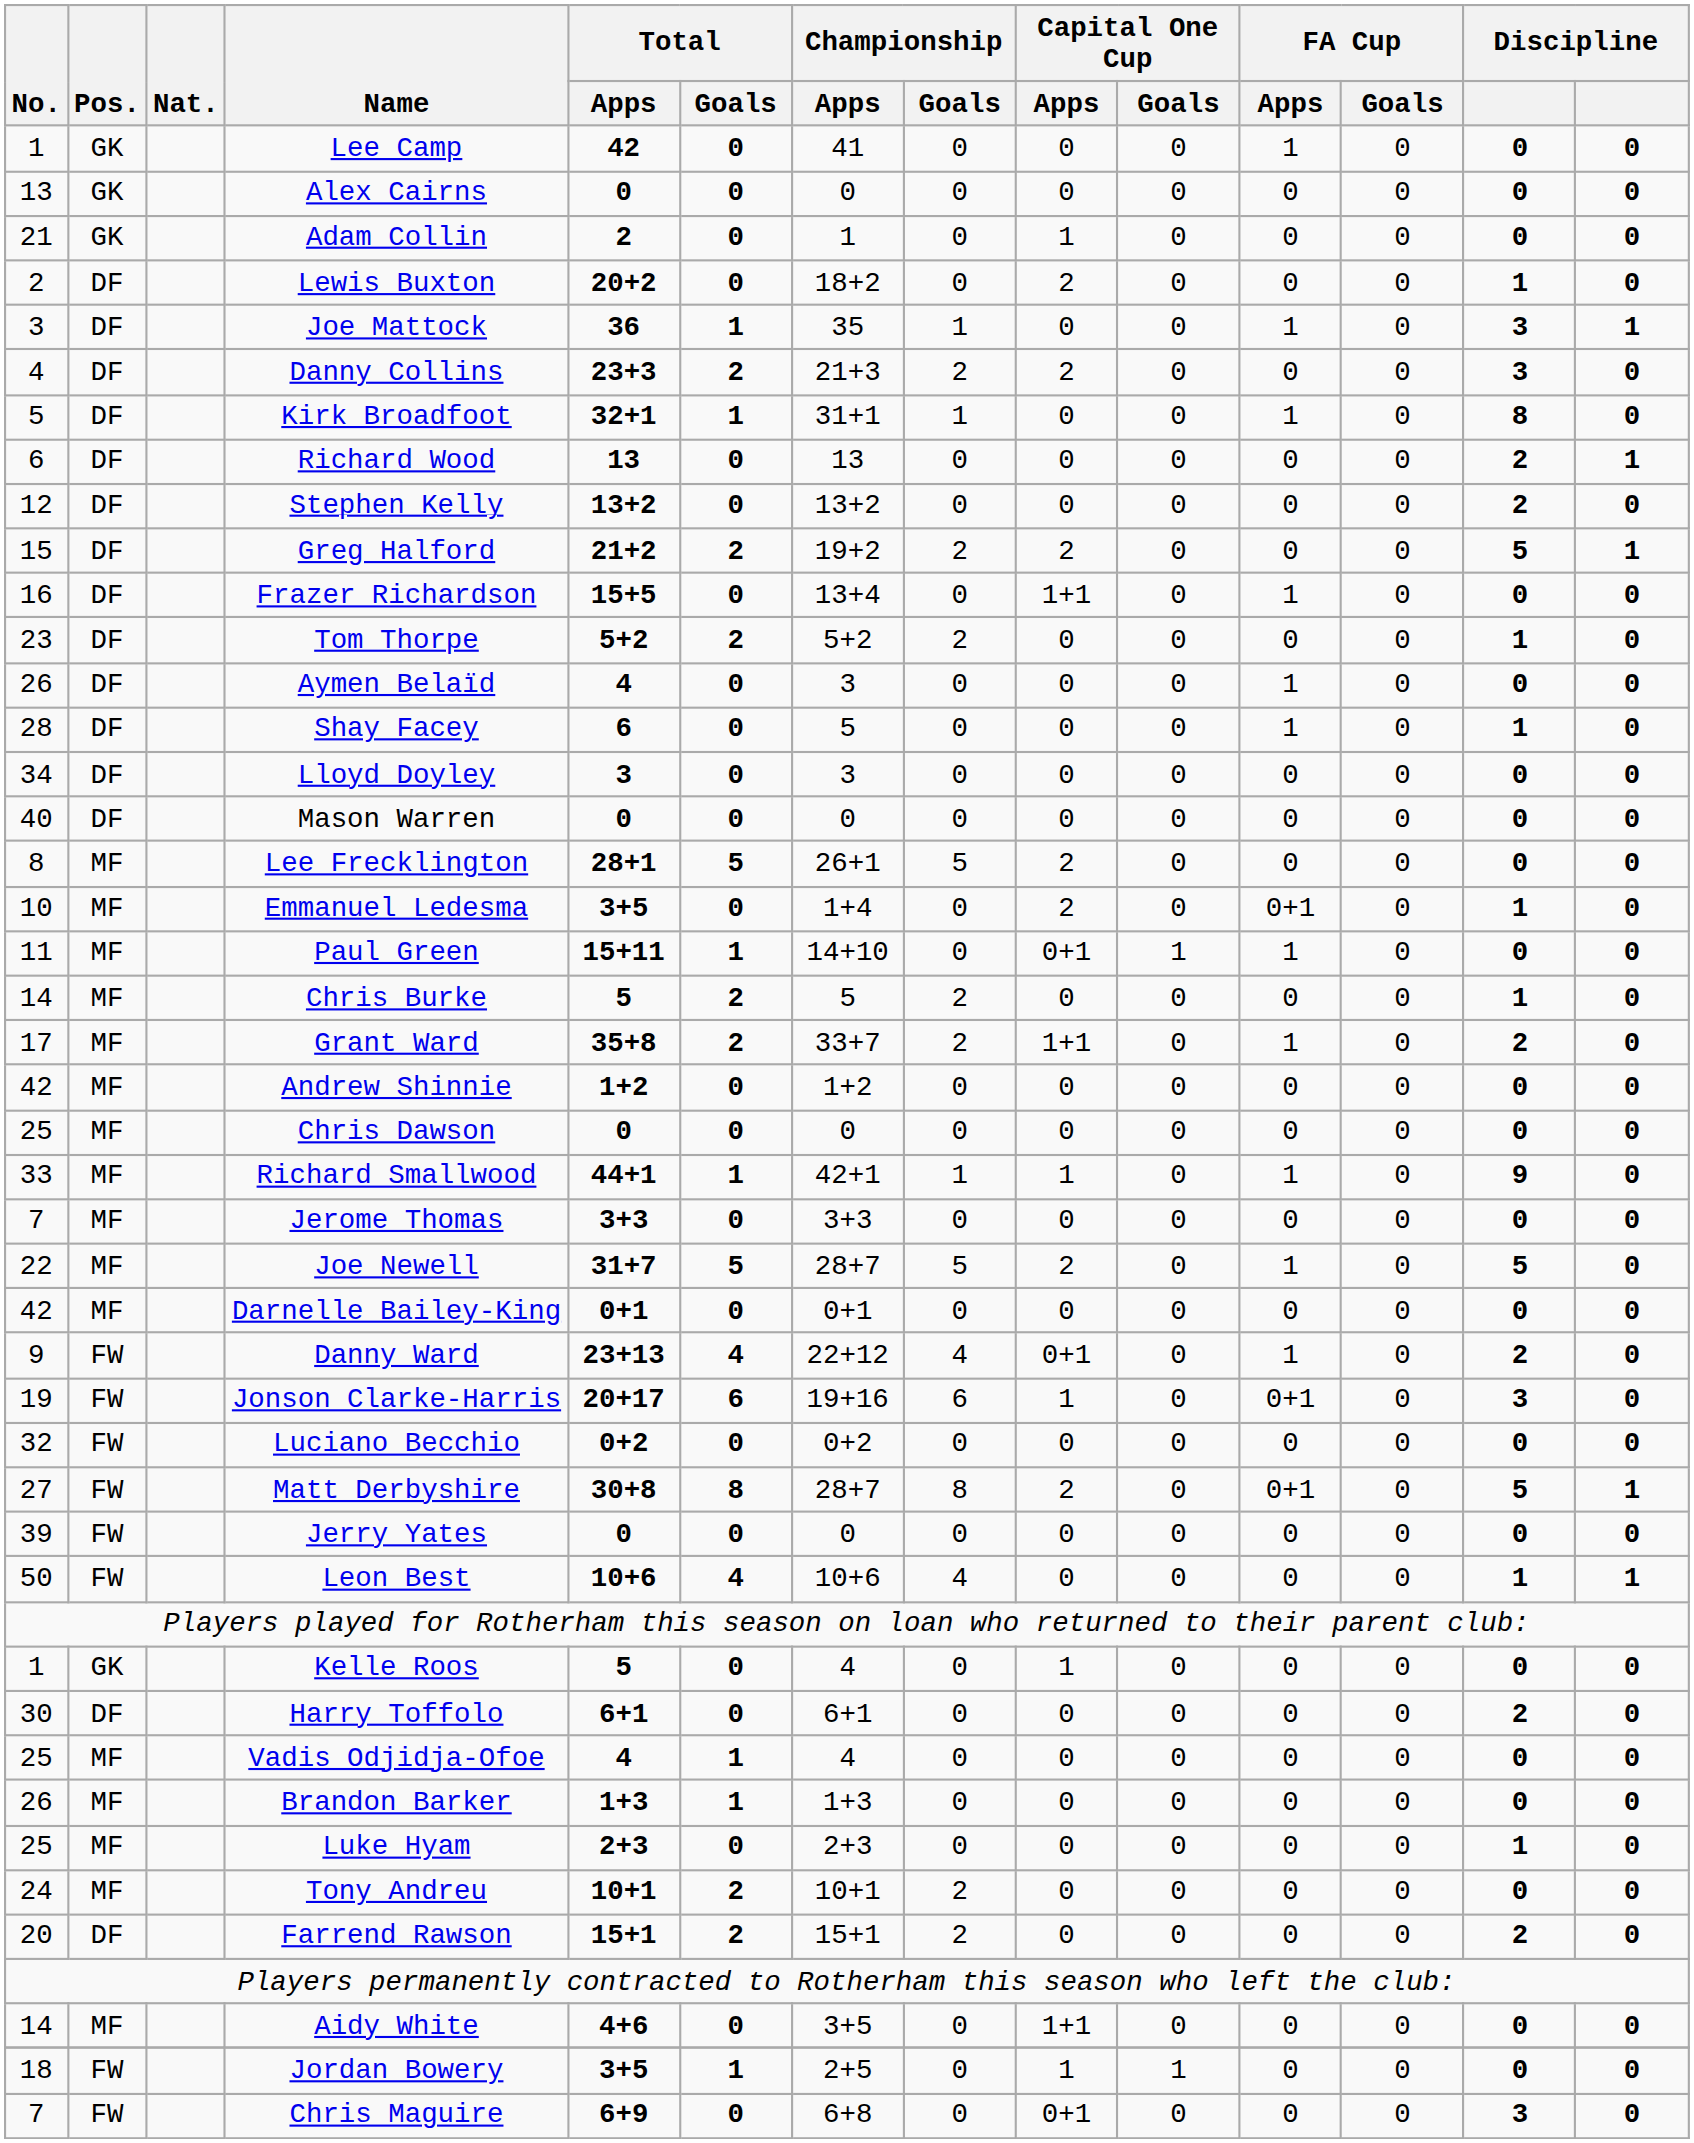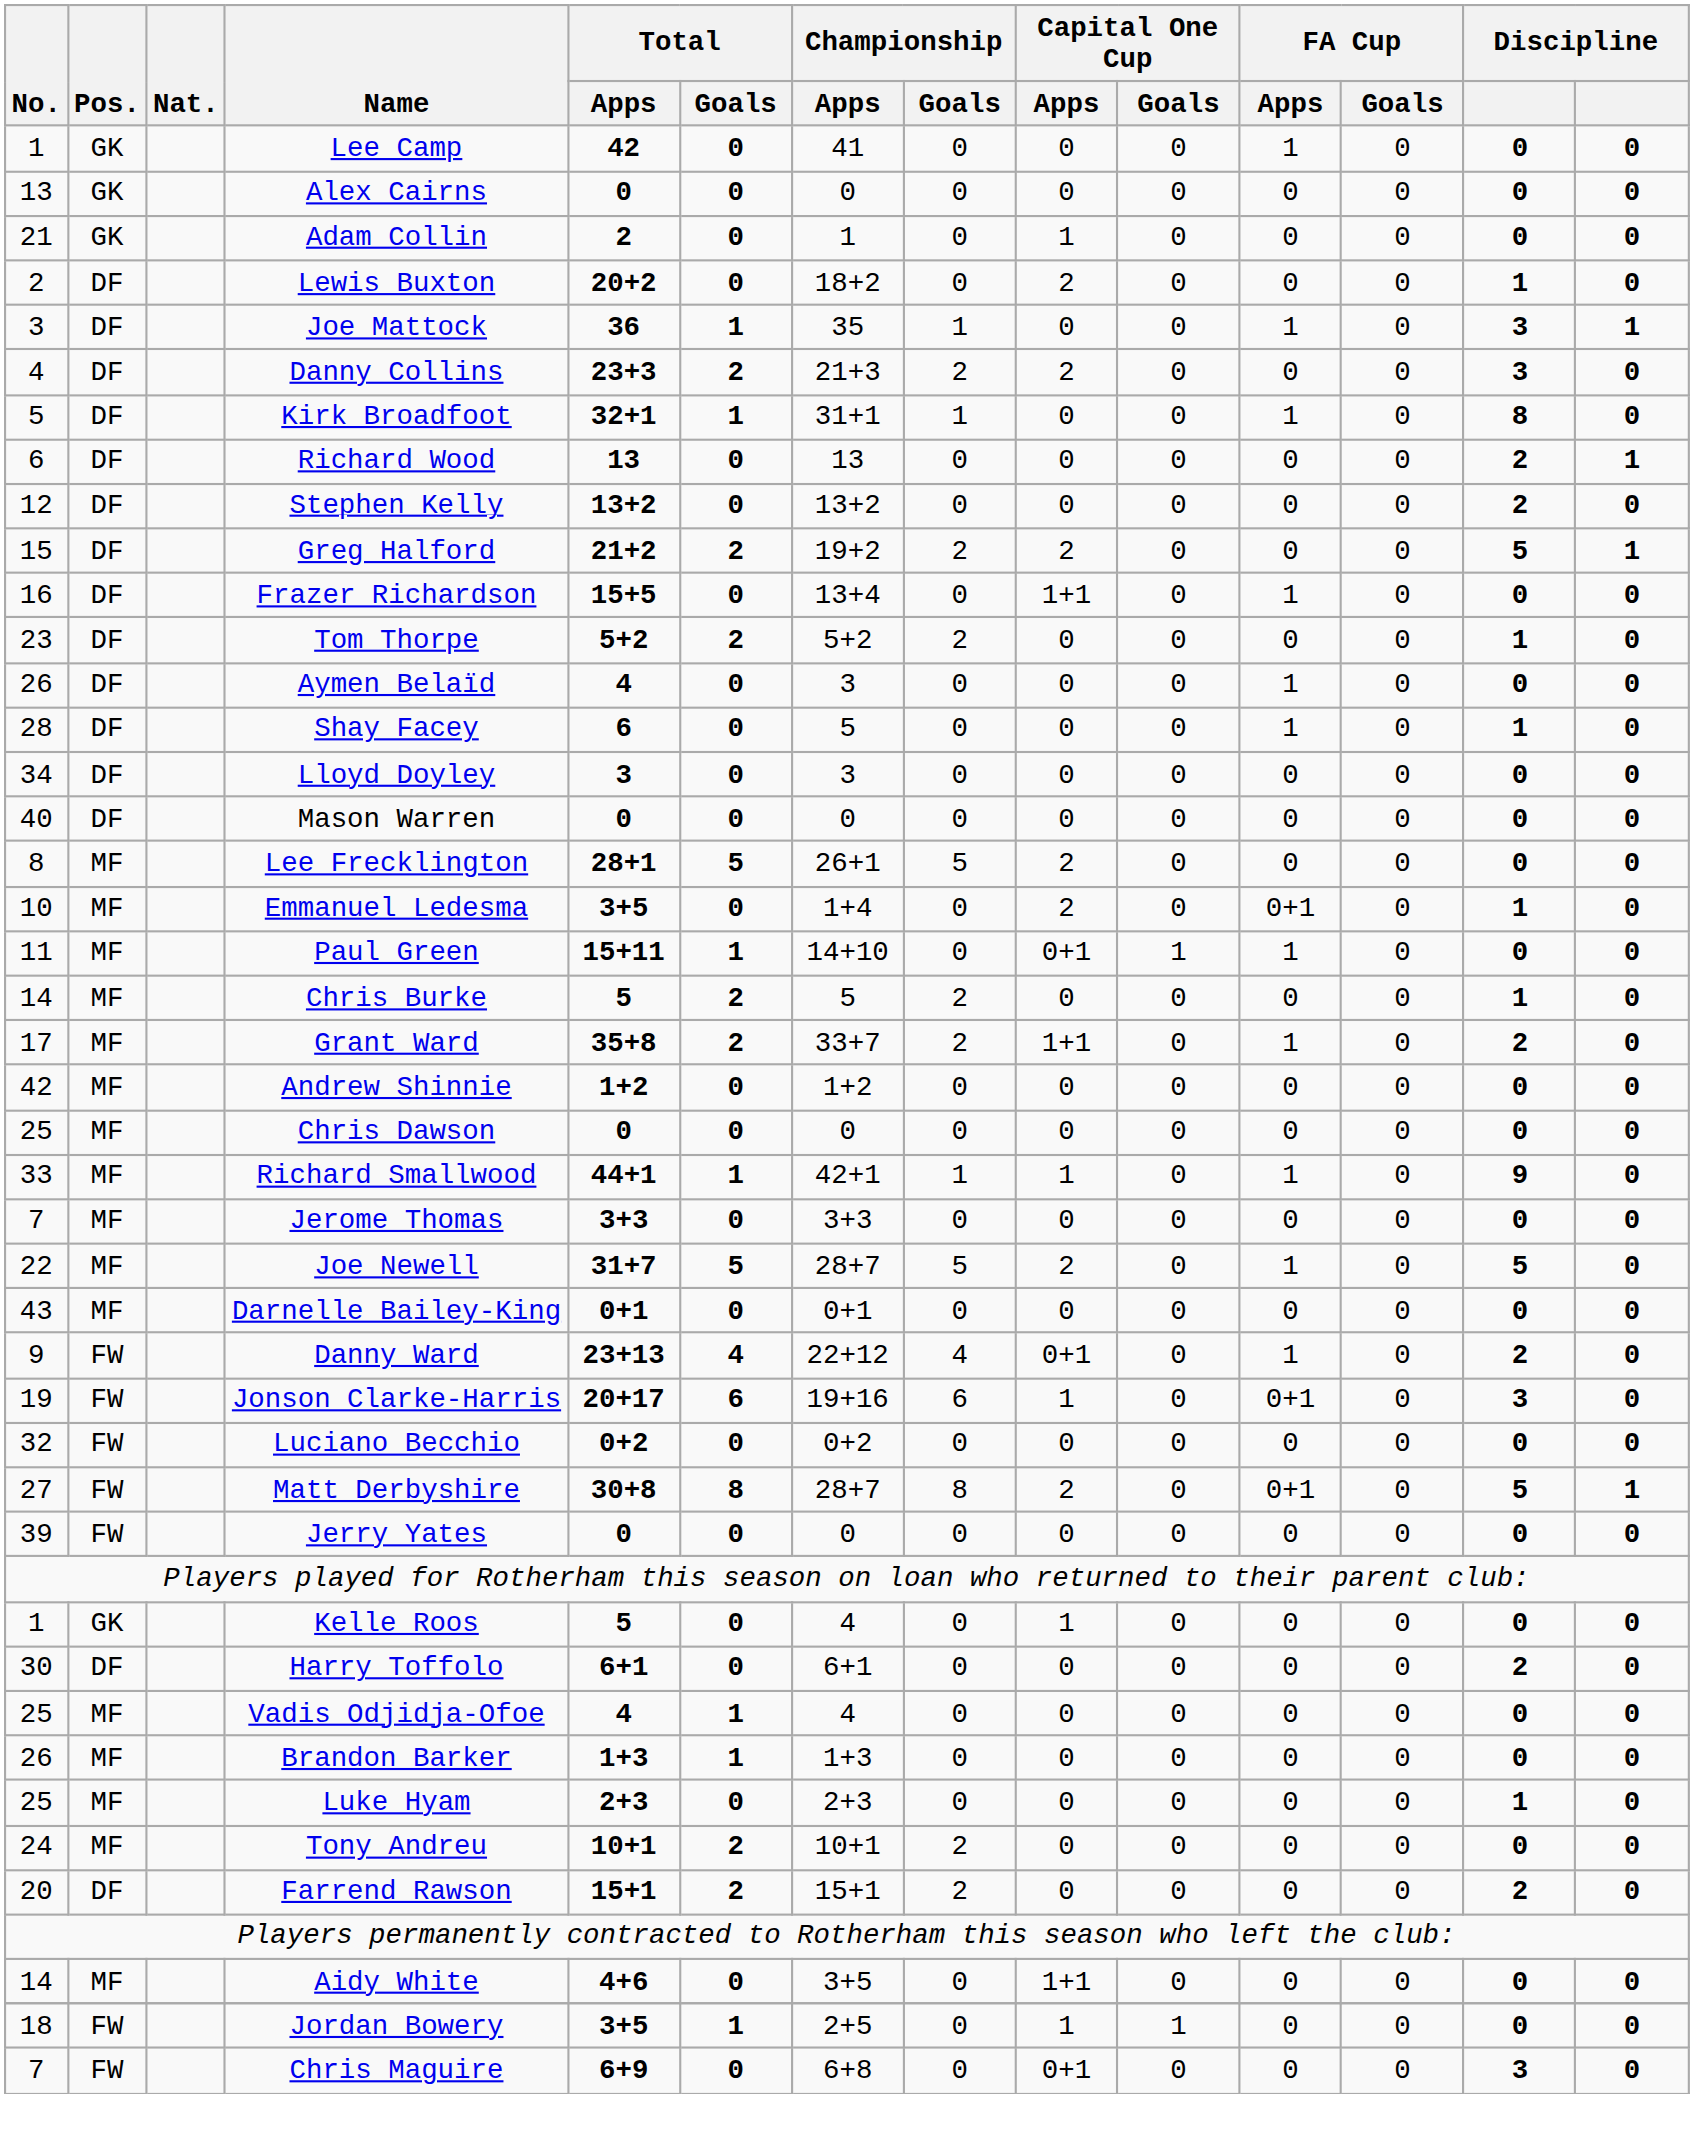(36, 1311) 42 -> (36, 1311) 43
- row: (396, 1579)
